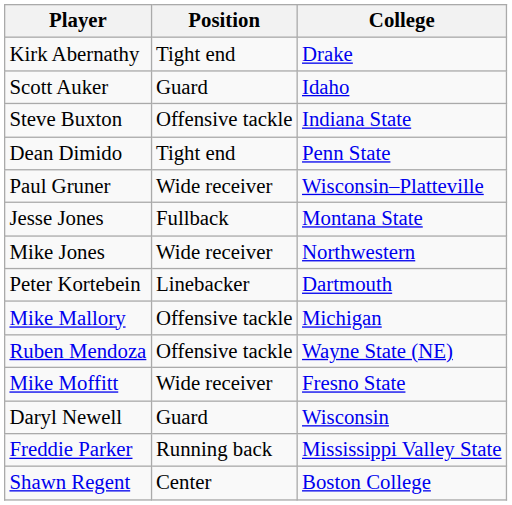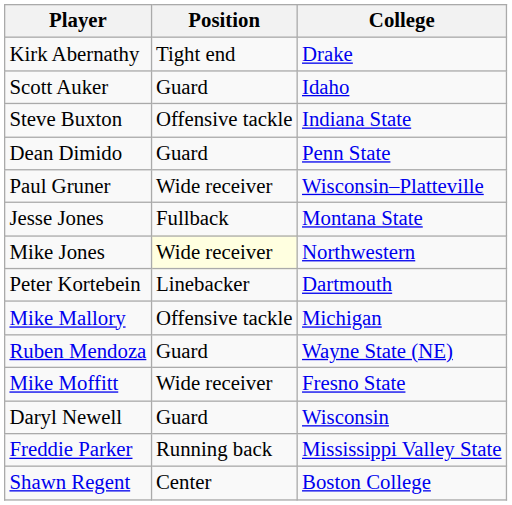(196, 152) Tight end -> (182, 152) Guard
(214, 251) no background -> (214, 251) lightyellow background
(224, 350) Offensive tackle -> (182, 350) Guard
